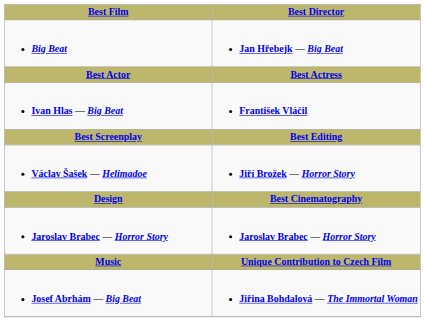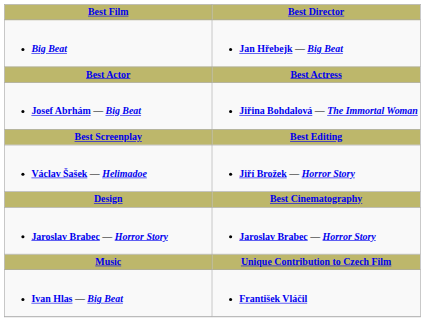rows swapped: (108, 299) <-> (108, 111)
